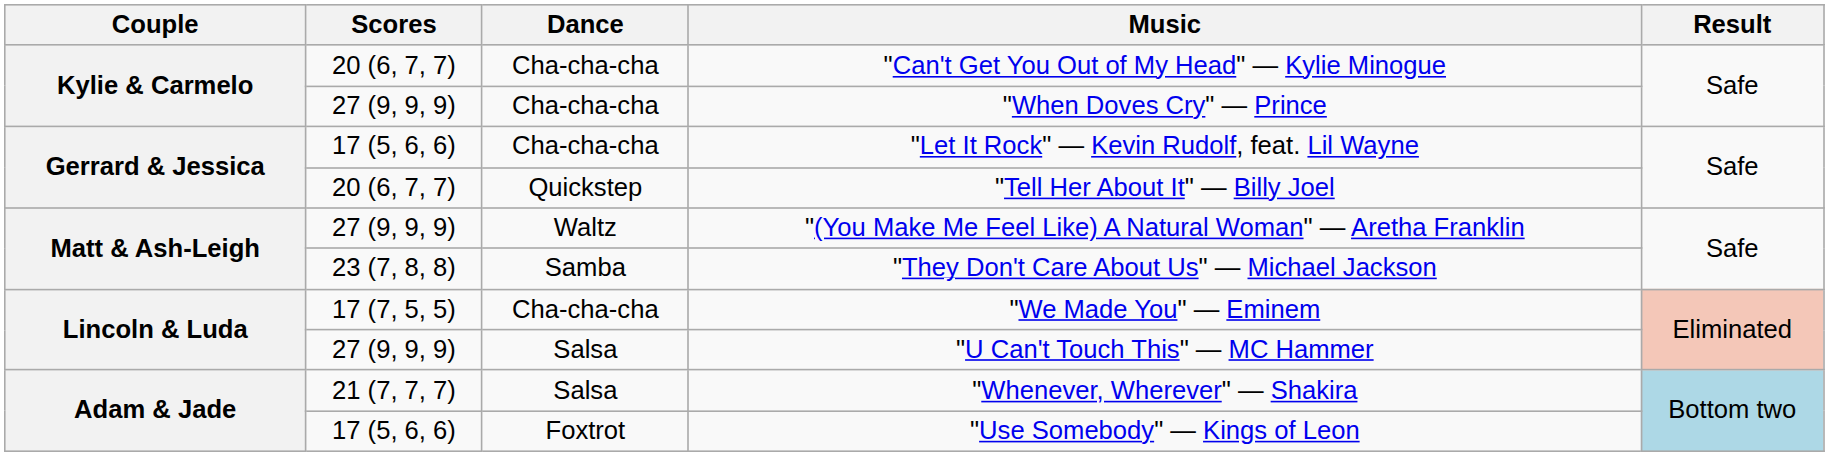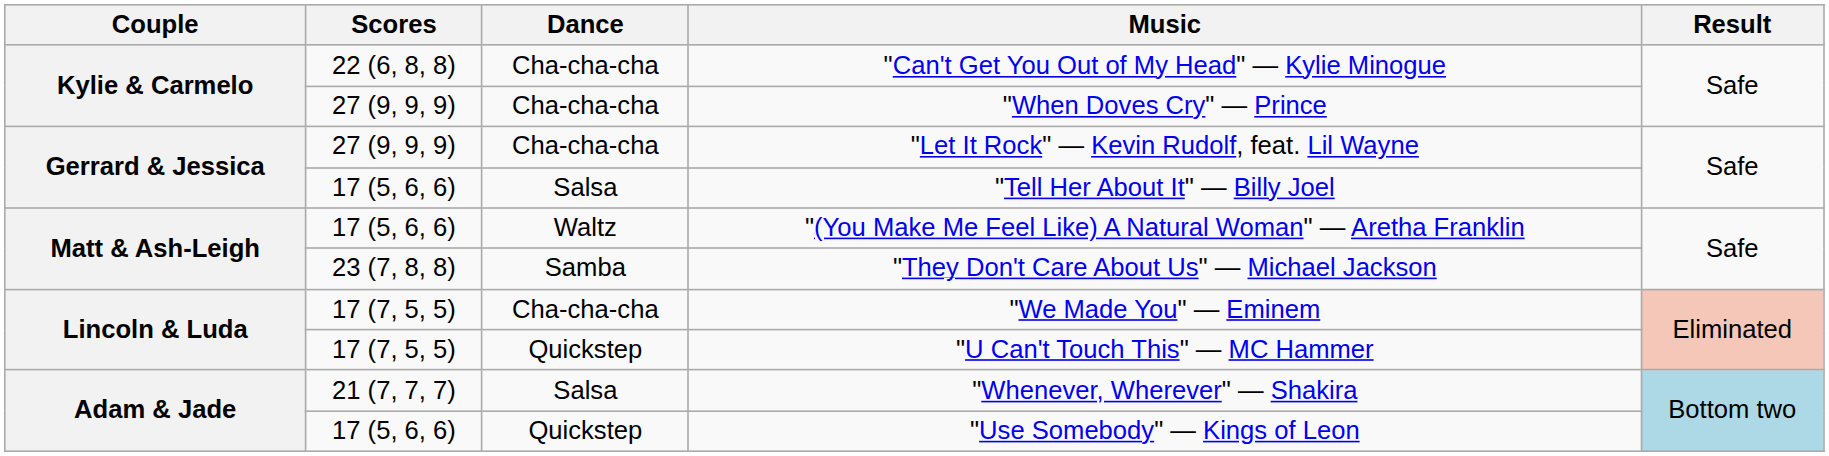(394, 65) 20 (6, 7, 7) -> (394, 65) 22 (6, 8, 8)
(394, 146) 17 (5, 6, 6) -> (394, 146) 27 (9, 9, 9)
(394, 187) 20 (6, 7, 7) -> (394, 187) 17 (5, 6, 6)
(585, 187) Quickstep -> (585, 187) Salsa
(394, 227) 27 (9, 9, 9) -> (394, 227) 17 (5, 6, 6)
(394, 349) 27 (9, 9, 9) -> (394, 349) 17 (7, 5, 5)
(585, 349) Salsa -> (585, 349) Quickstep
(585, 430) Foxtrot -> (585, 430) Quickstep
